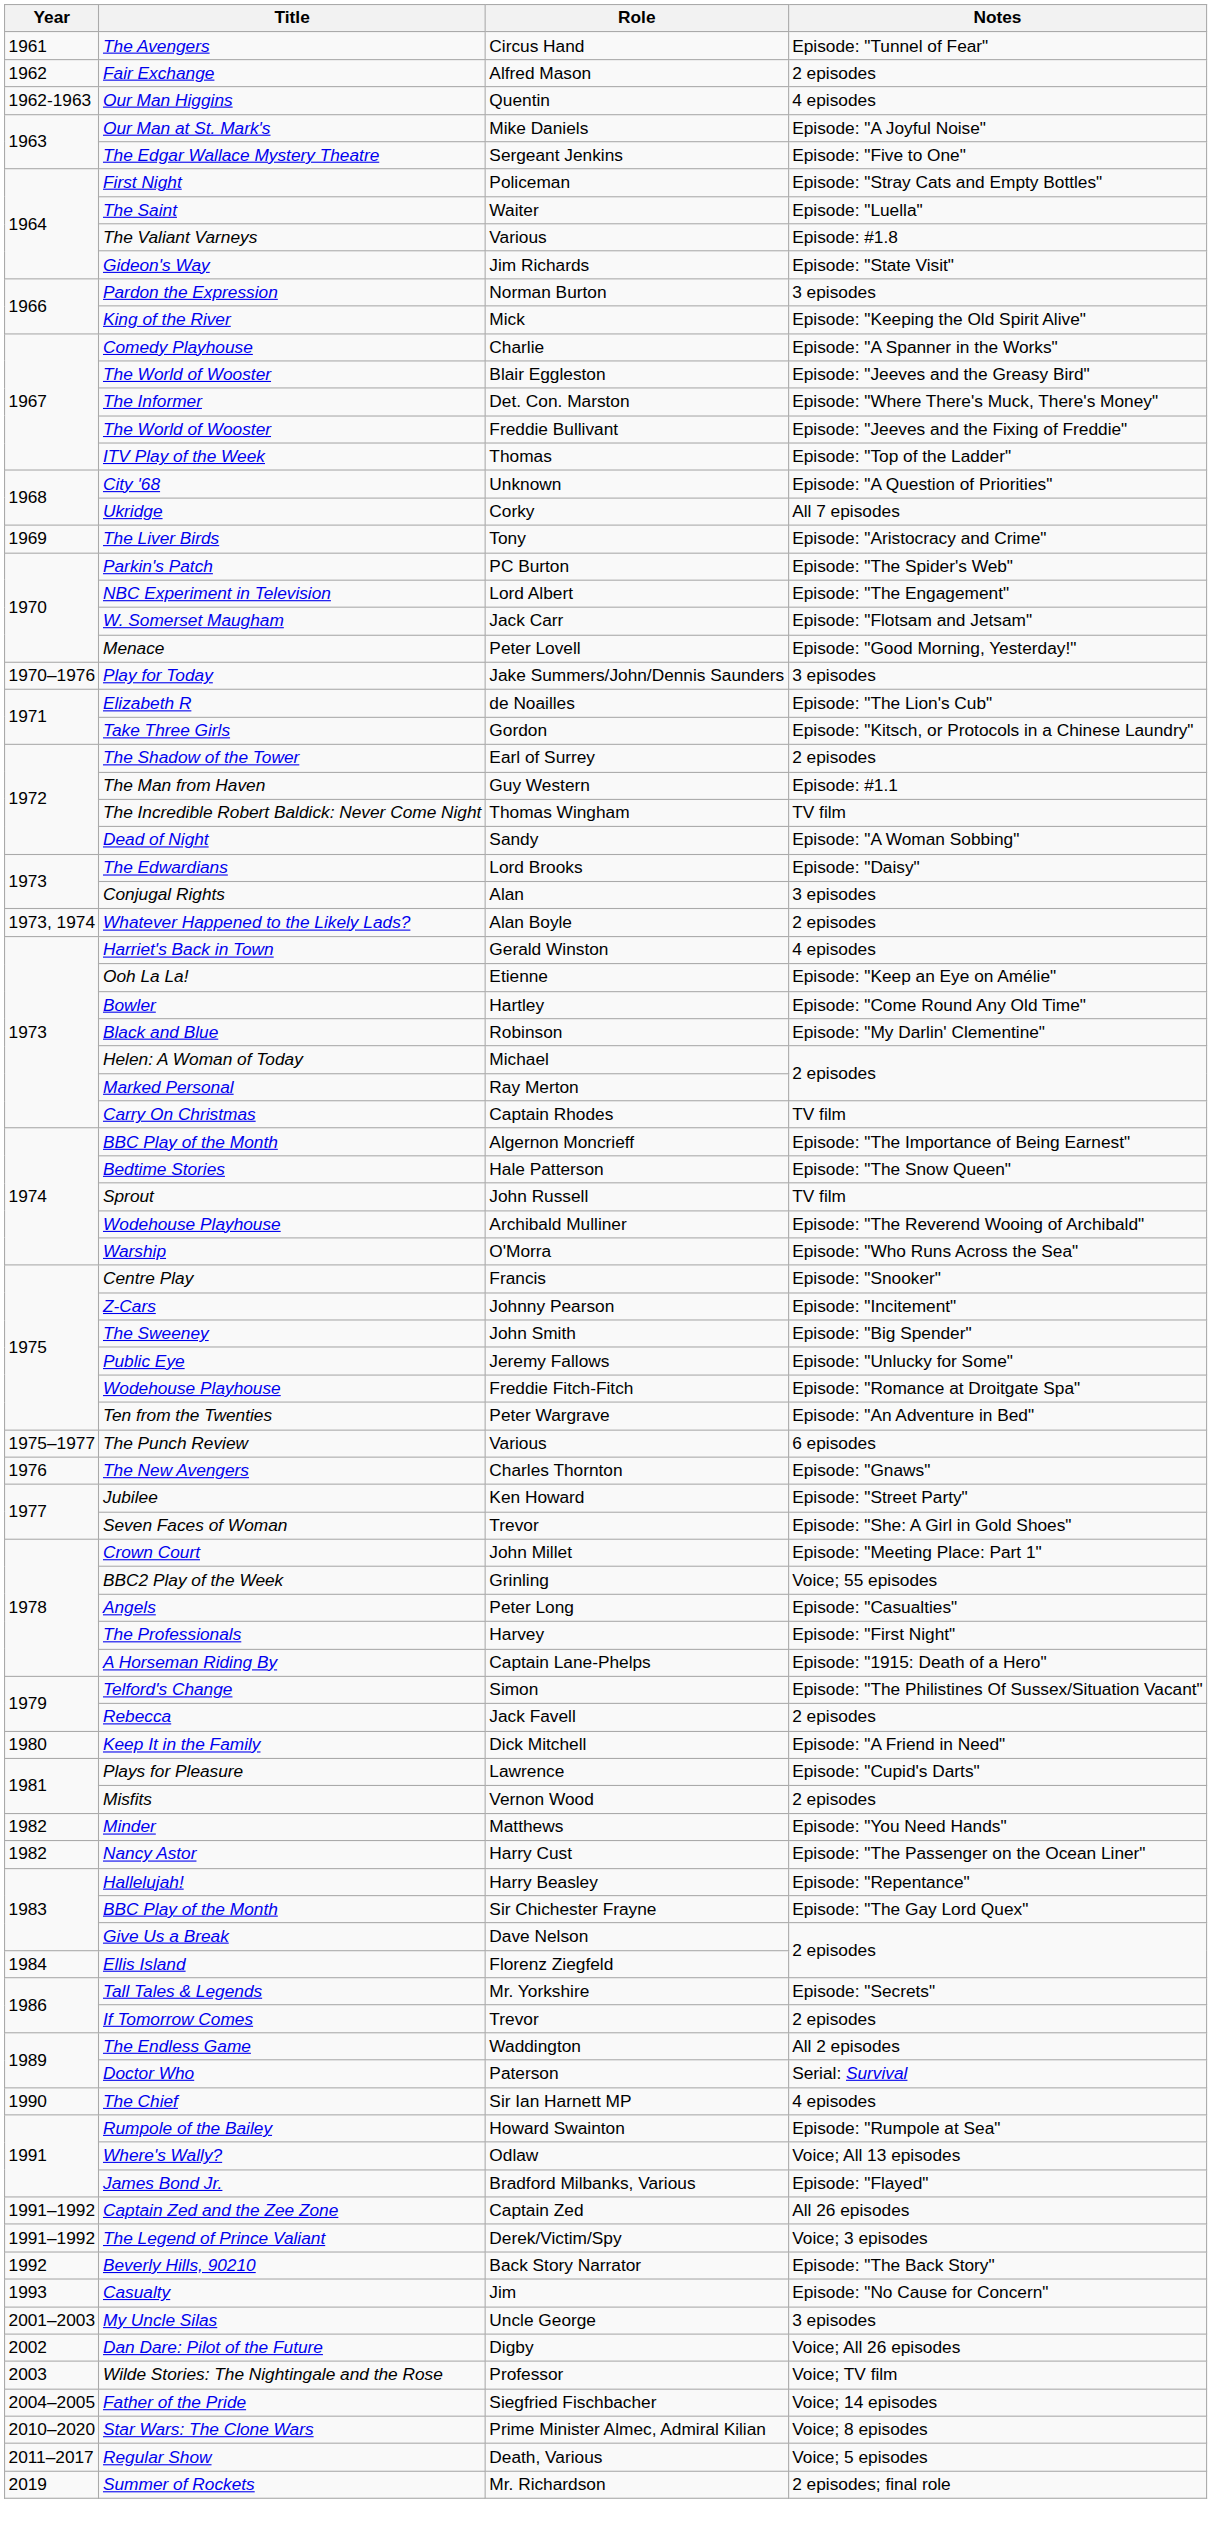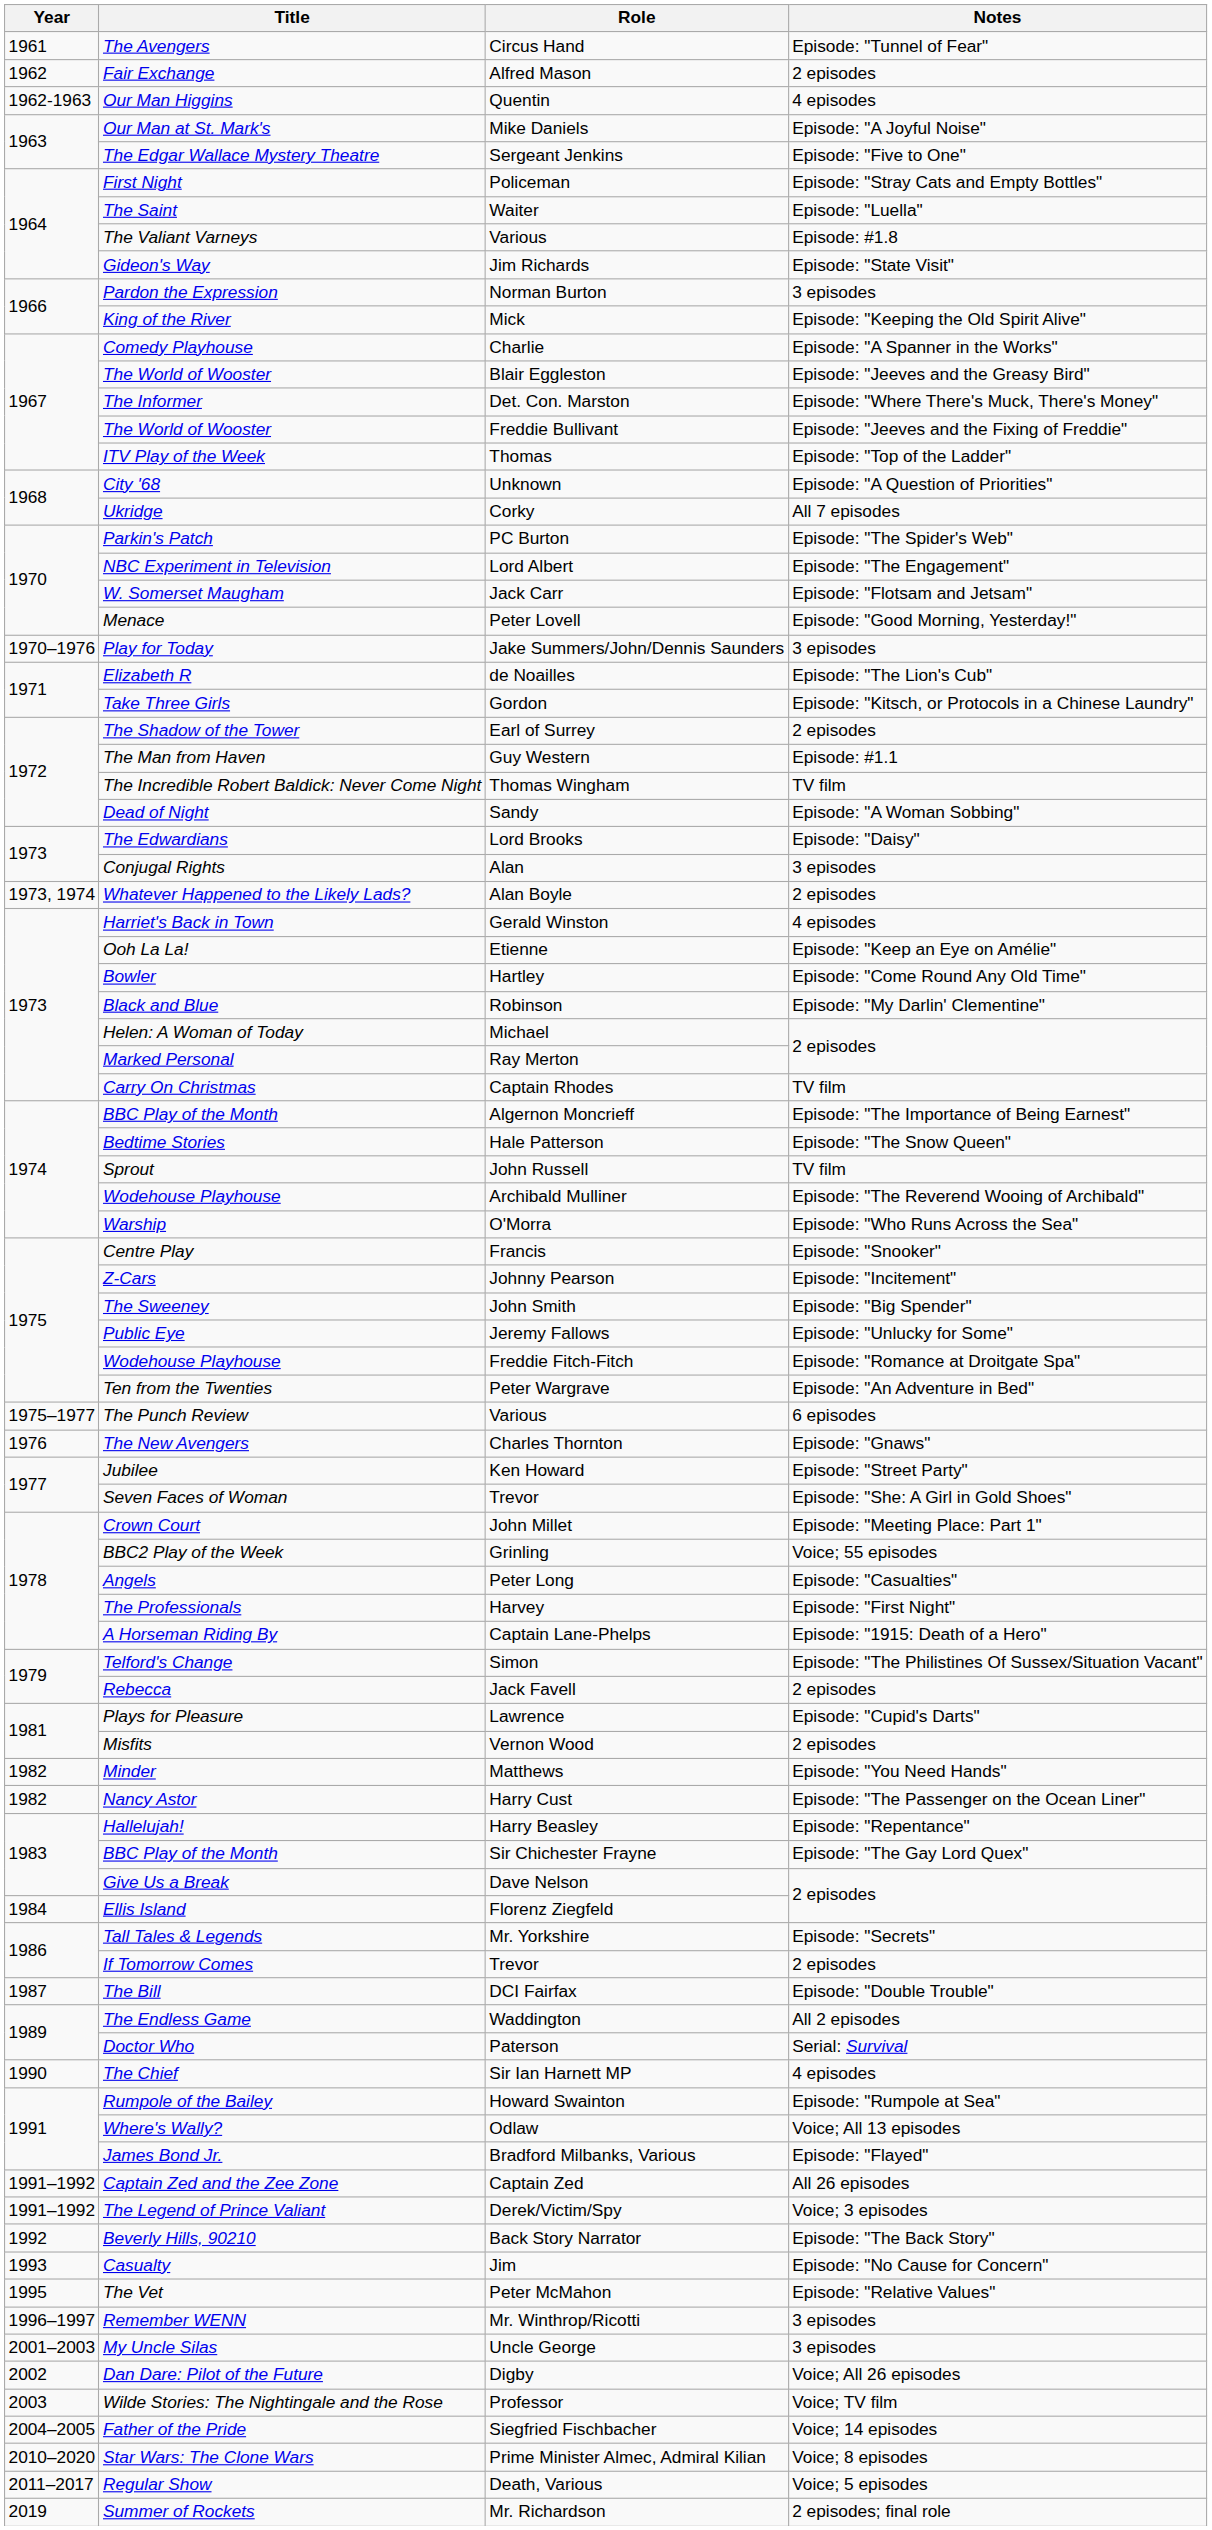- row: (161, 538)
- row: (182, 1744)
+ row: (132, 1991)
+ row: (133, 2292)
+ row: (175, 2320)
